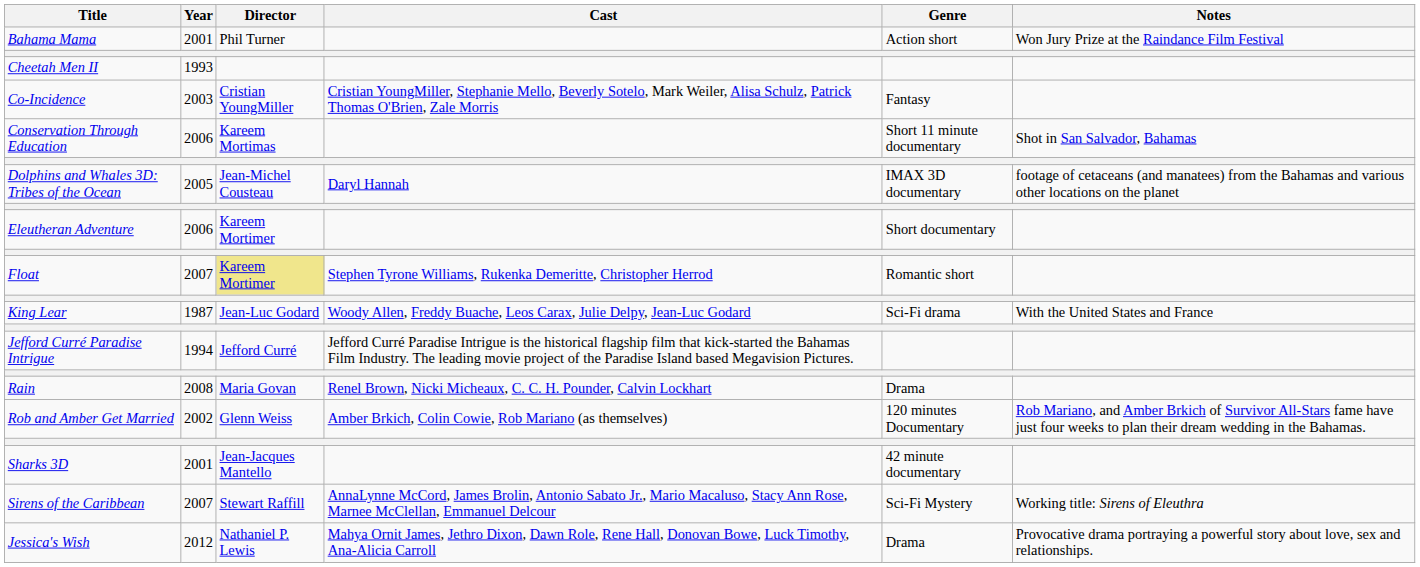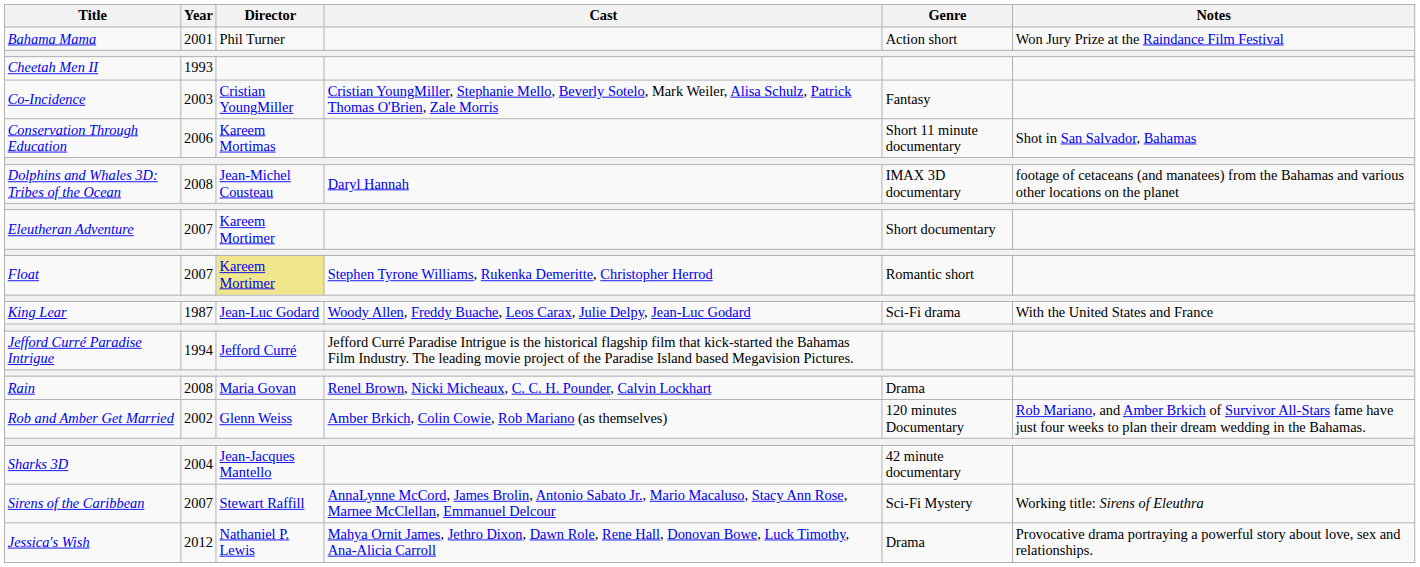(199, 183) 2005 -> (199, 183) 2008
(199, 229) 2006 -> (199, 229) 2007
(199, 464) 2001 -> (199, 464) 2004
